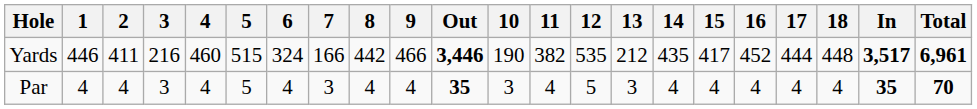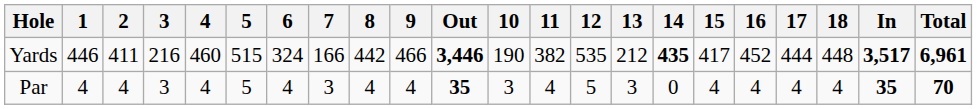(673, 54) normal -> (673, 54) bold
(673, 87) 4 -> (673, 87) 0
